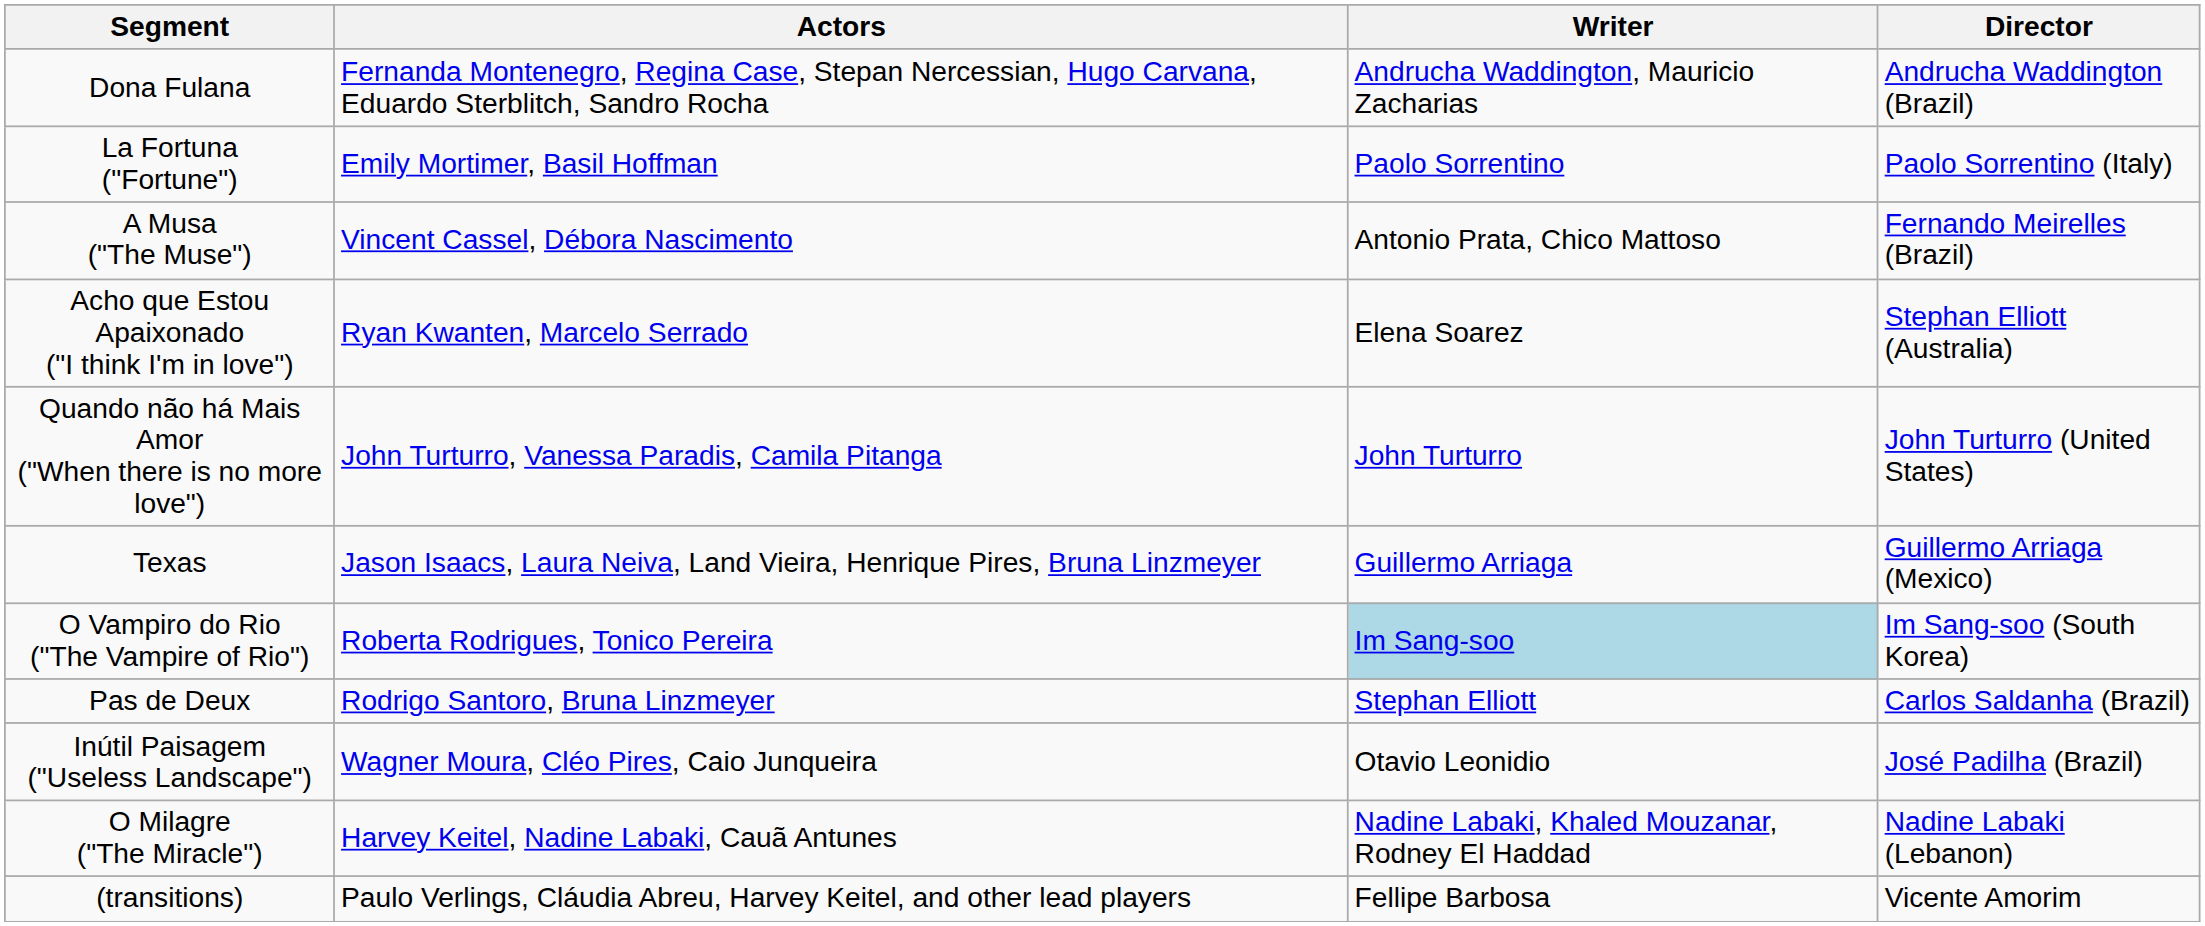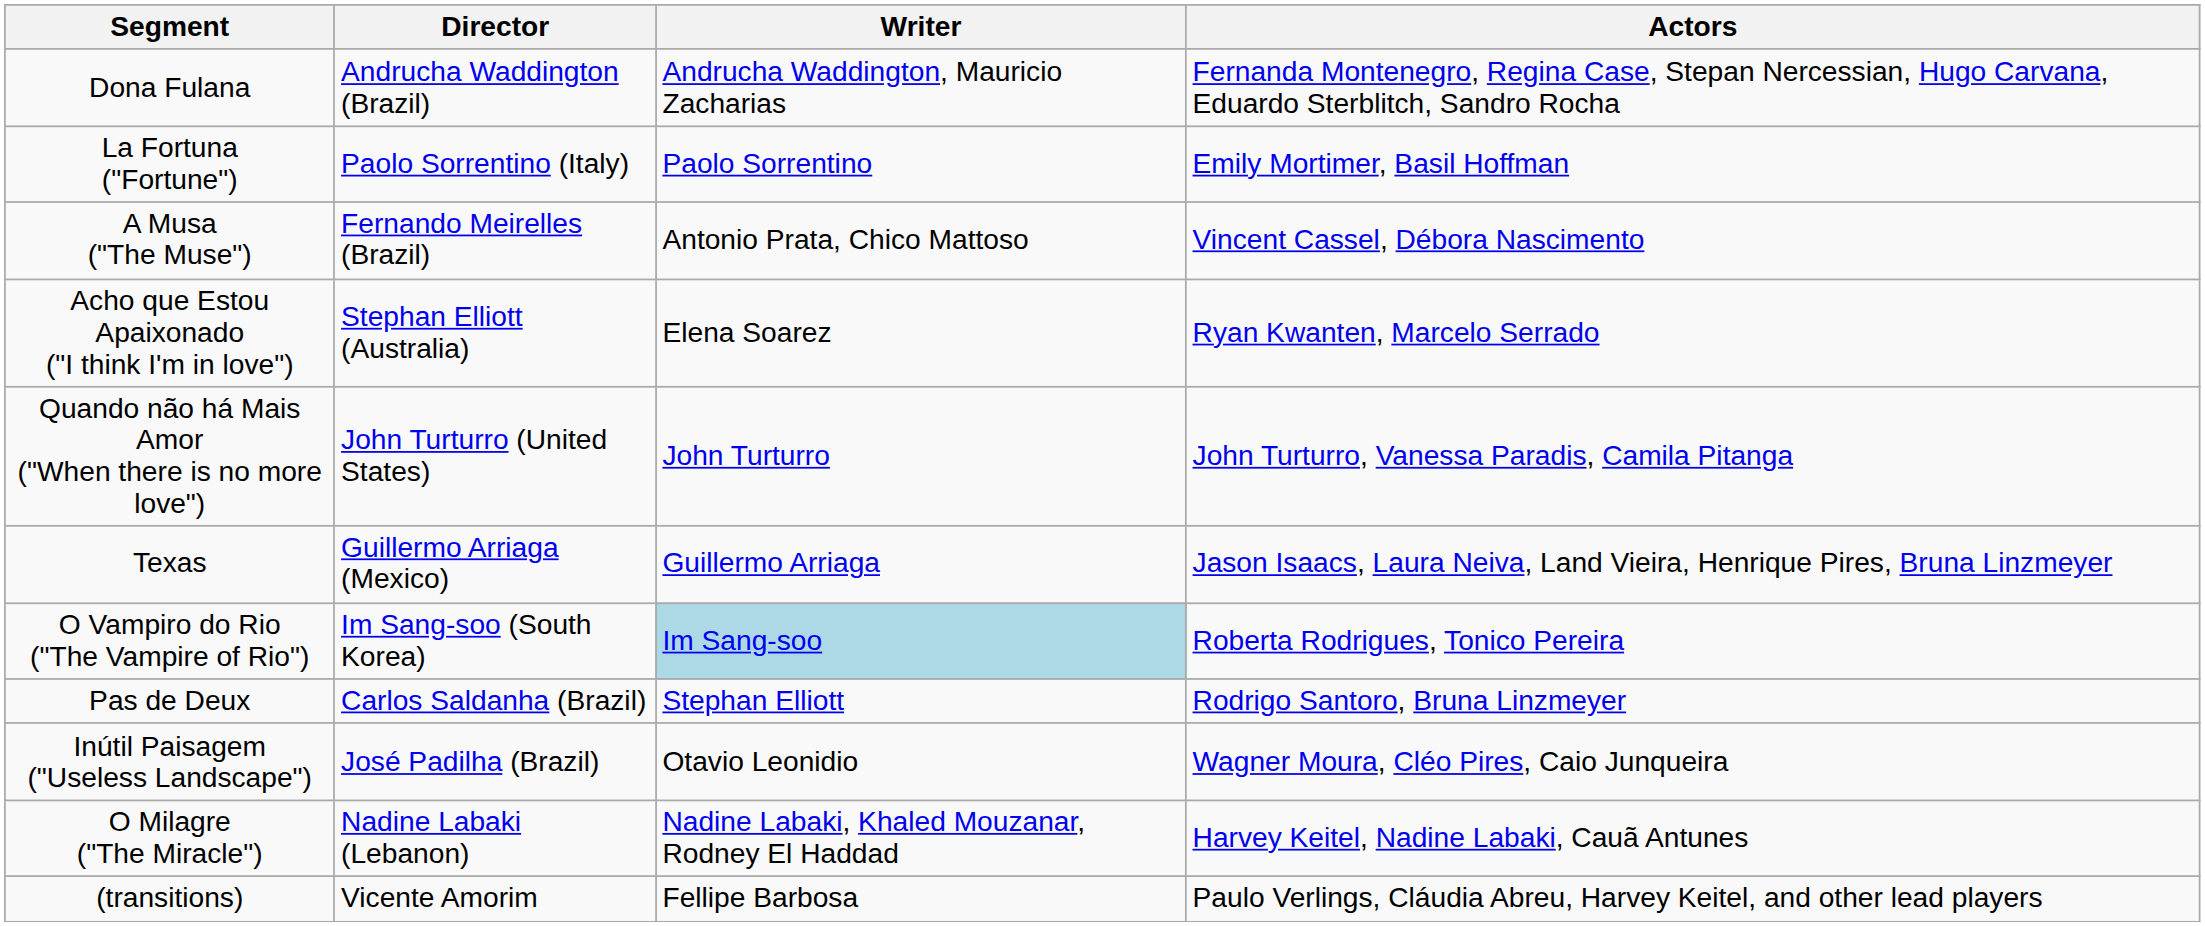columns swapped: (2039, 26) <-> (841, 26)
